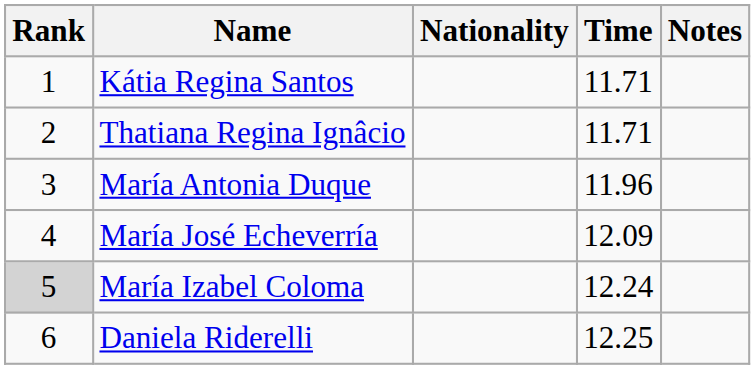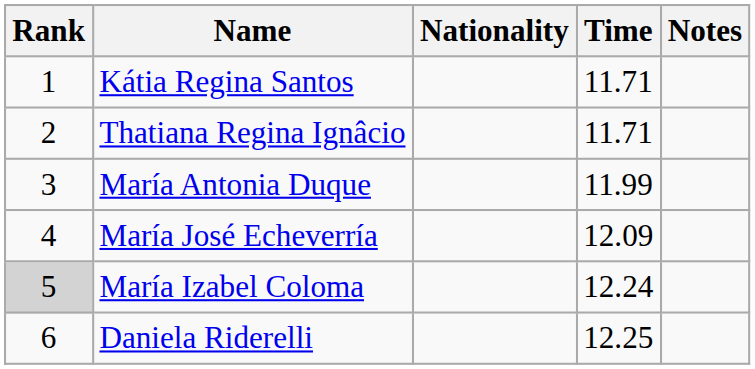(618, 184) 11.96 -> (618, 184) 11.99
